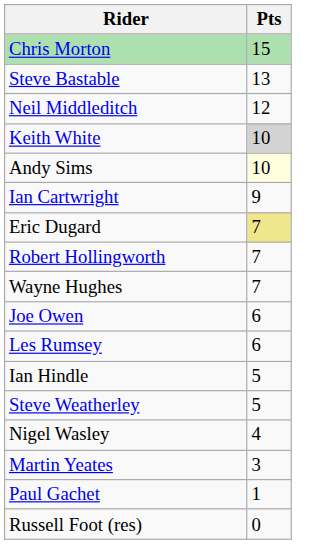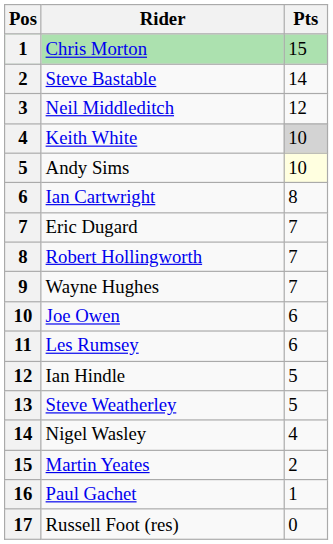+ column: (23, 19)
(261, 78) 13 -> (298, 78) 14
(256, 197) 9 -> (293, 197) 8
(256, 227) khaki background -> (293, 227) no background
(256, 464) 3 -> (293, 464) 2
